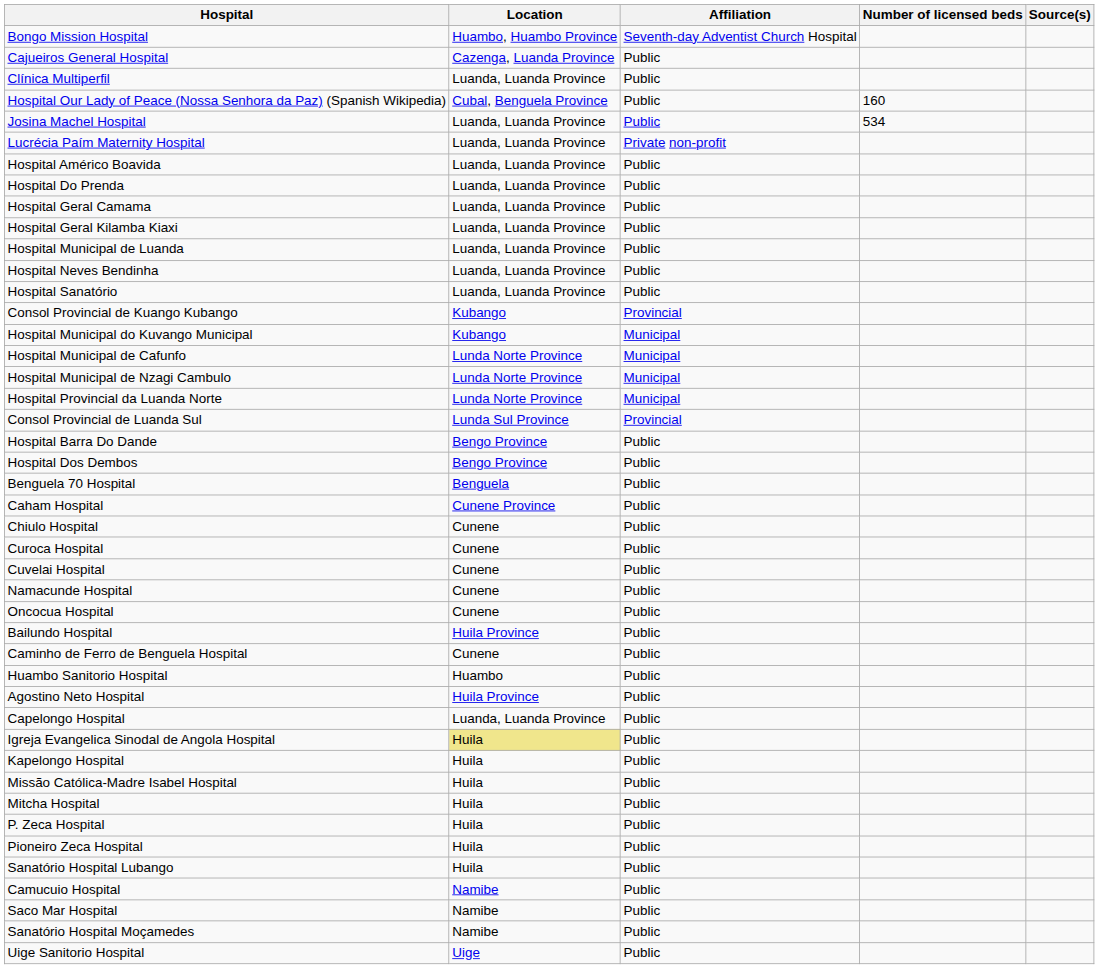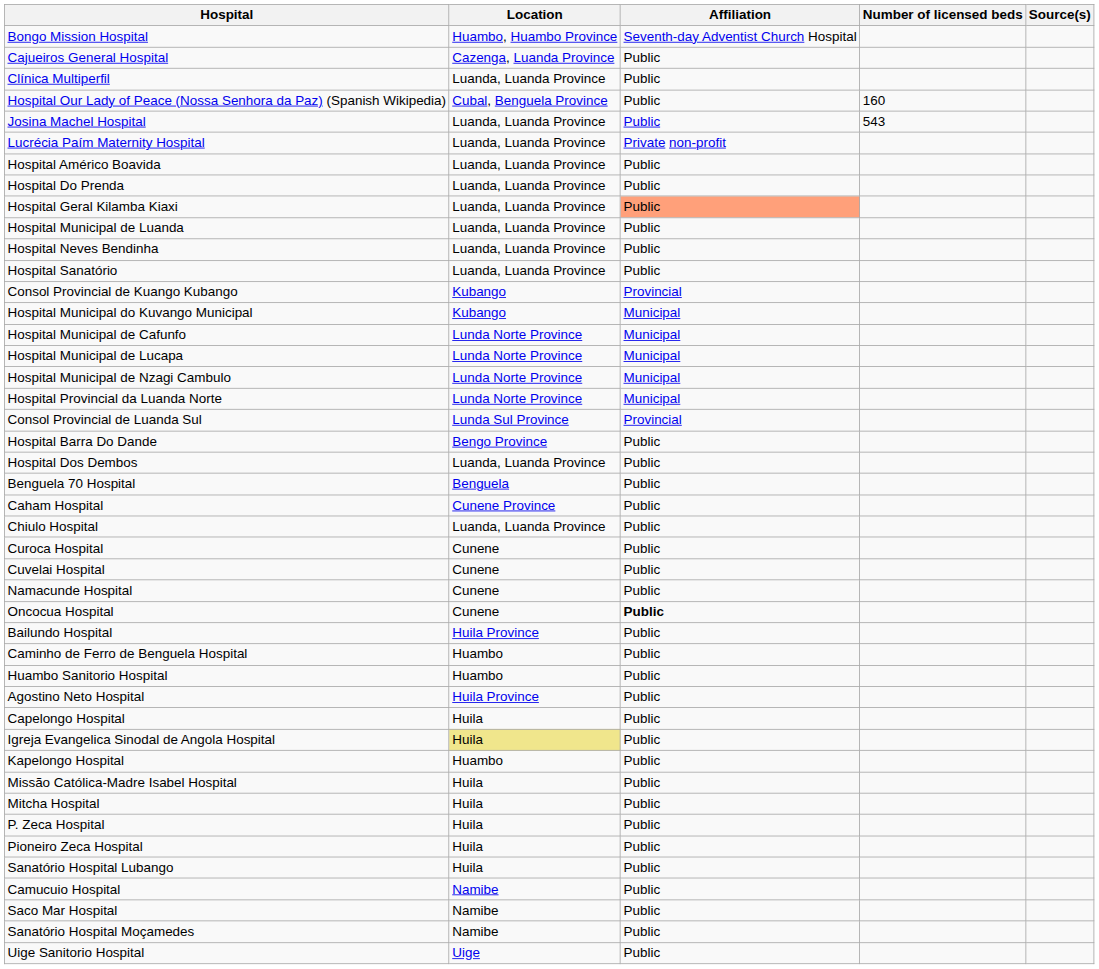(874, 121) 534 -> (874, 121) 543
- row: (79, 206)
(642, 228) no background -> (642, 206) lightsalmon background
+ row: (95, 356)
(500, 462) Bengo Province -> (529, 462) Luanda, Luanda Province
(476, 526) Cunene -> (529, 526) Luanda, Luanda Province
(642, 611) normal -> (644, 611) bold
(476, 654) Cunene -> (478, 654) Huambo
(529, 718) Luanda, Luanda Province -> (468, 718) Huila
(468, 761) Huila -> (478, 761) Huambo
